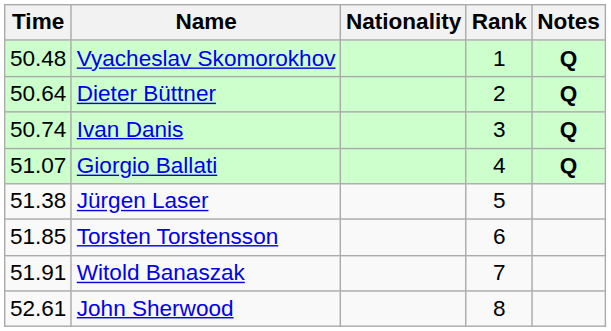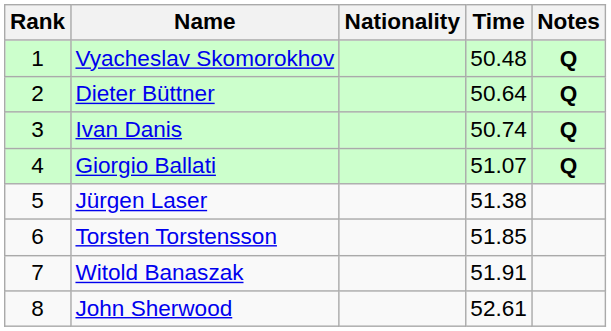columns swapped: (499, 22) <-> (38, 22)
